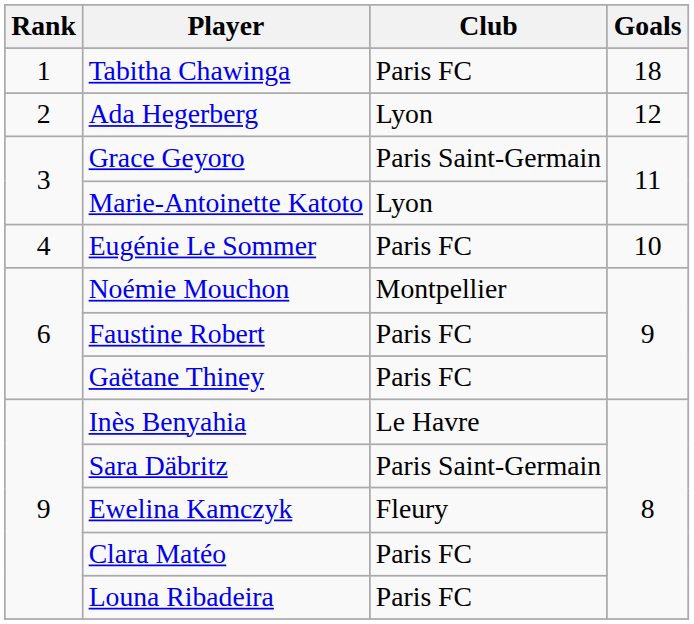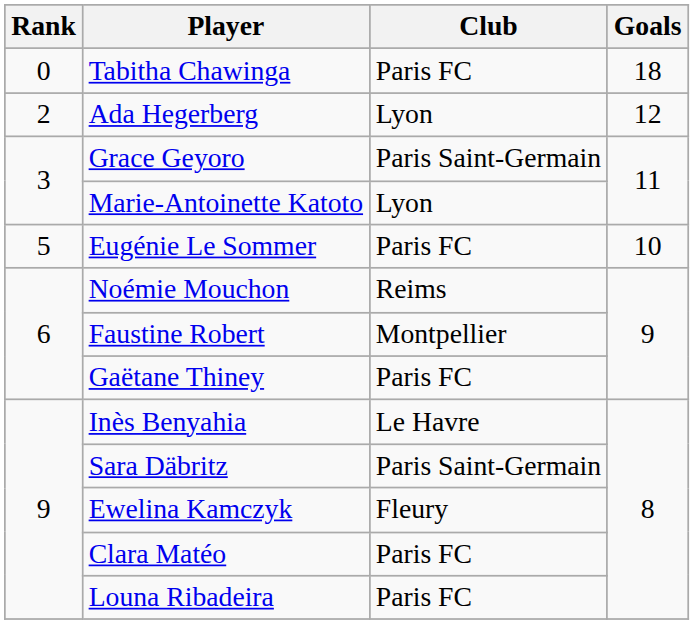(44, 70) 1 -> (44, 70) 0
(44, 245) 4 -> (44, 245) 5
(441, 289) Montpellier -> (411, 289) Reims
(424, 333) Paris FC -> (441, 333) Montpellier
